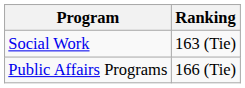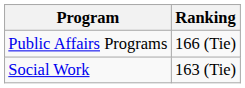rows swapped: (49, 43) <-> (88, 69)
